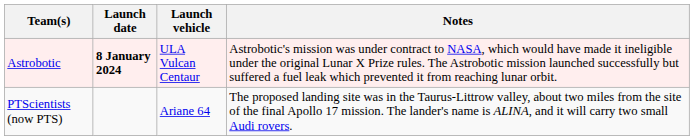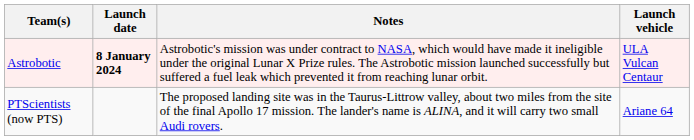columns swapped: (192, 21) <-> (458, 21)
